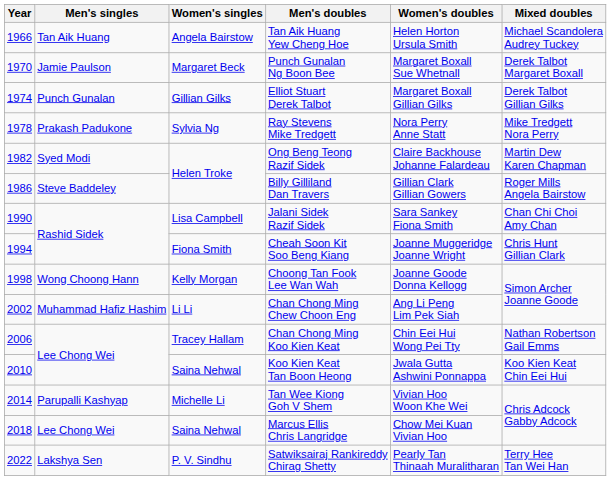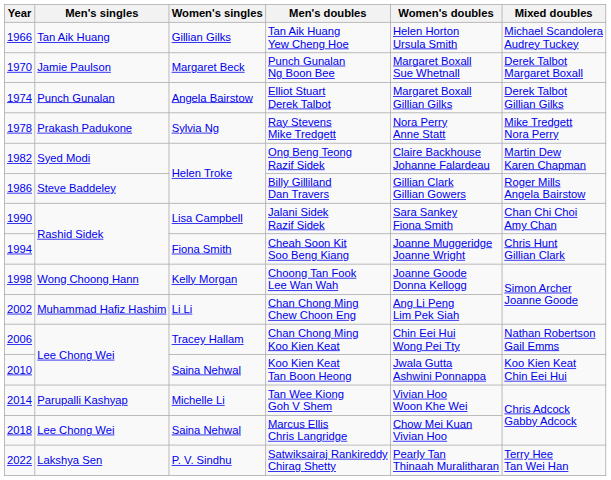(212, 38) Angela Bairstow -> (201, 38) Gillian Gilks
(201, 98) Gillian Gilks -> (212, 98) Angela Bairstow
